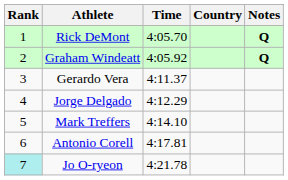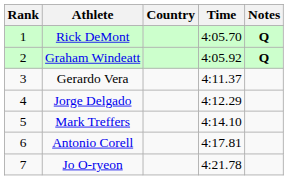columns swapped: (218, 15) <-> (167, 15)
(23, 164) paleturquoise background -> (23, 164) no background
